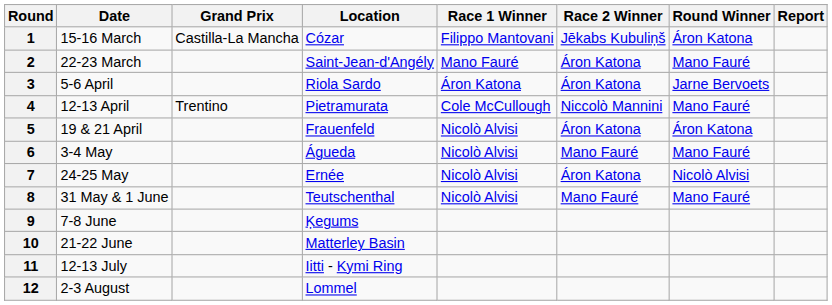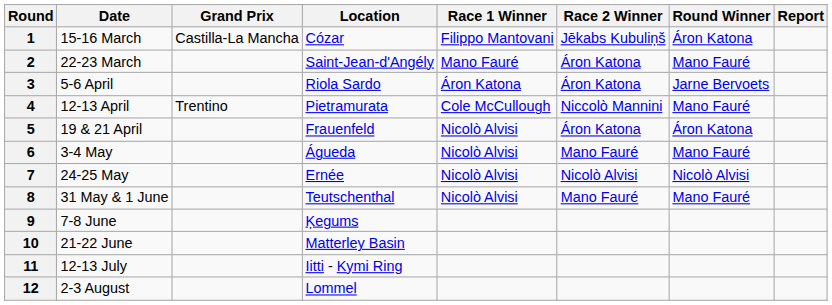(601, 175) Áron Katona -> (599, 175) Nicolò Alvisi
